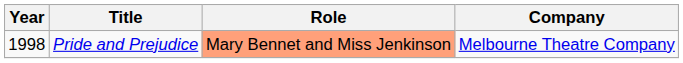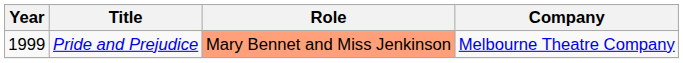(27, 44) 1998 -> (27, 44) 1999
